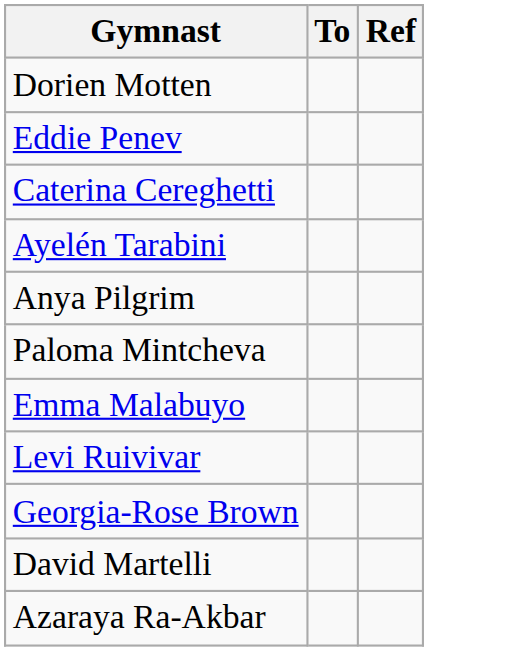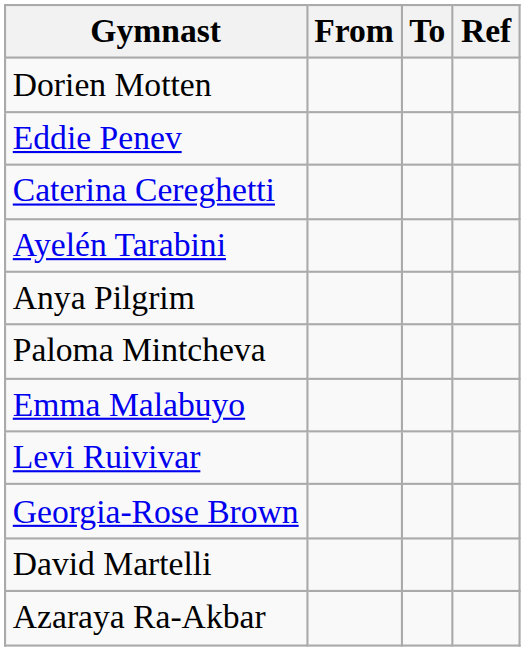+ column: (354, 31)
